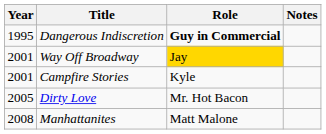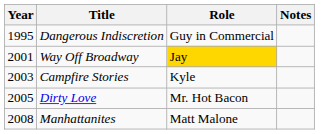(225, 35) bold -> (222, 35) normal
(21, 77) 2001 -> (21, 77) 2003
